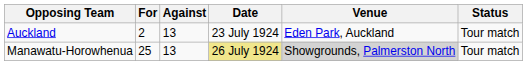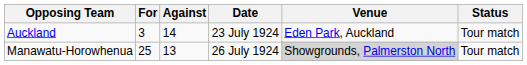(142, 32) 2 -> (142, 32) 3
(169, 32) 13 -> (169, 32) 14
(245, 51) khaki background -> (245, 51) no background
